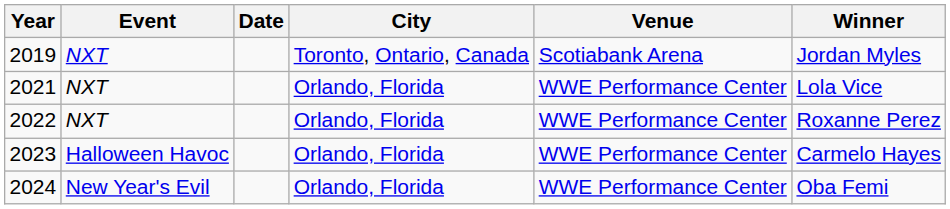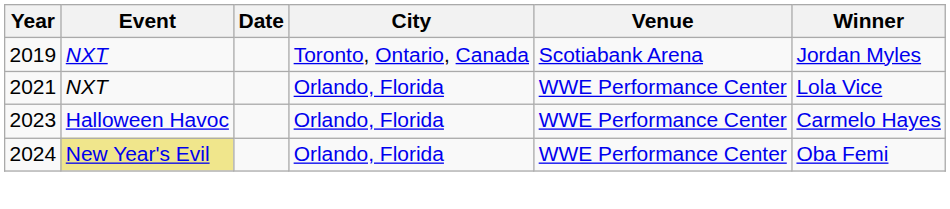- row: (33, 120)
(138, 187) no background -> (138, 154) khaki background
